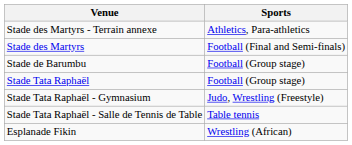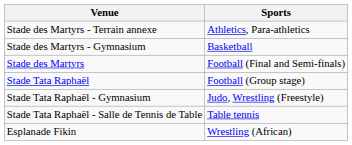+ row: (76, 47)
- row: (46, 64)
